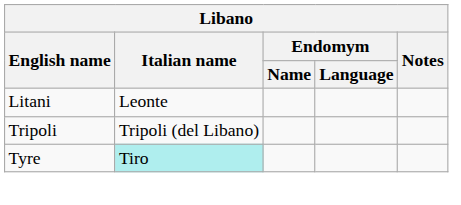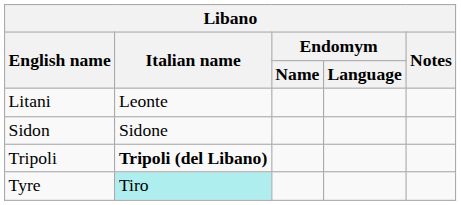+ row: (29, 130)
(189, 130) normal -> (193, 158) bold
